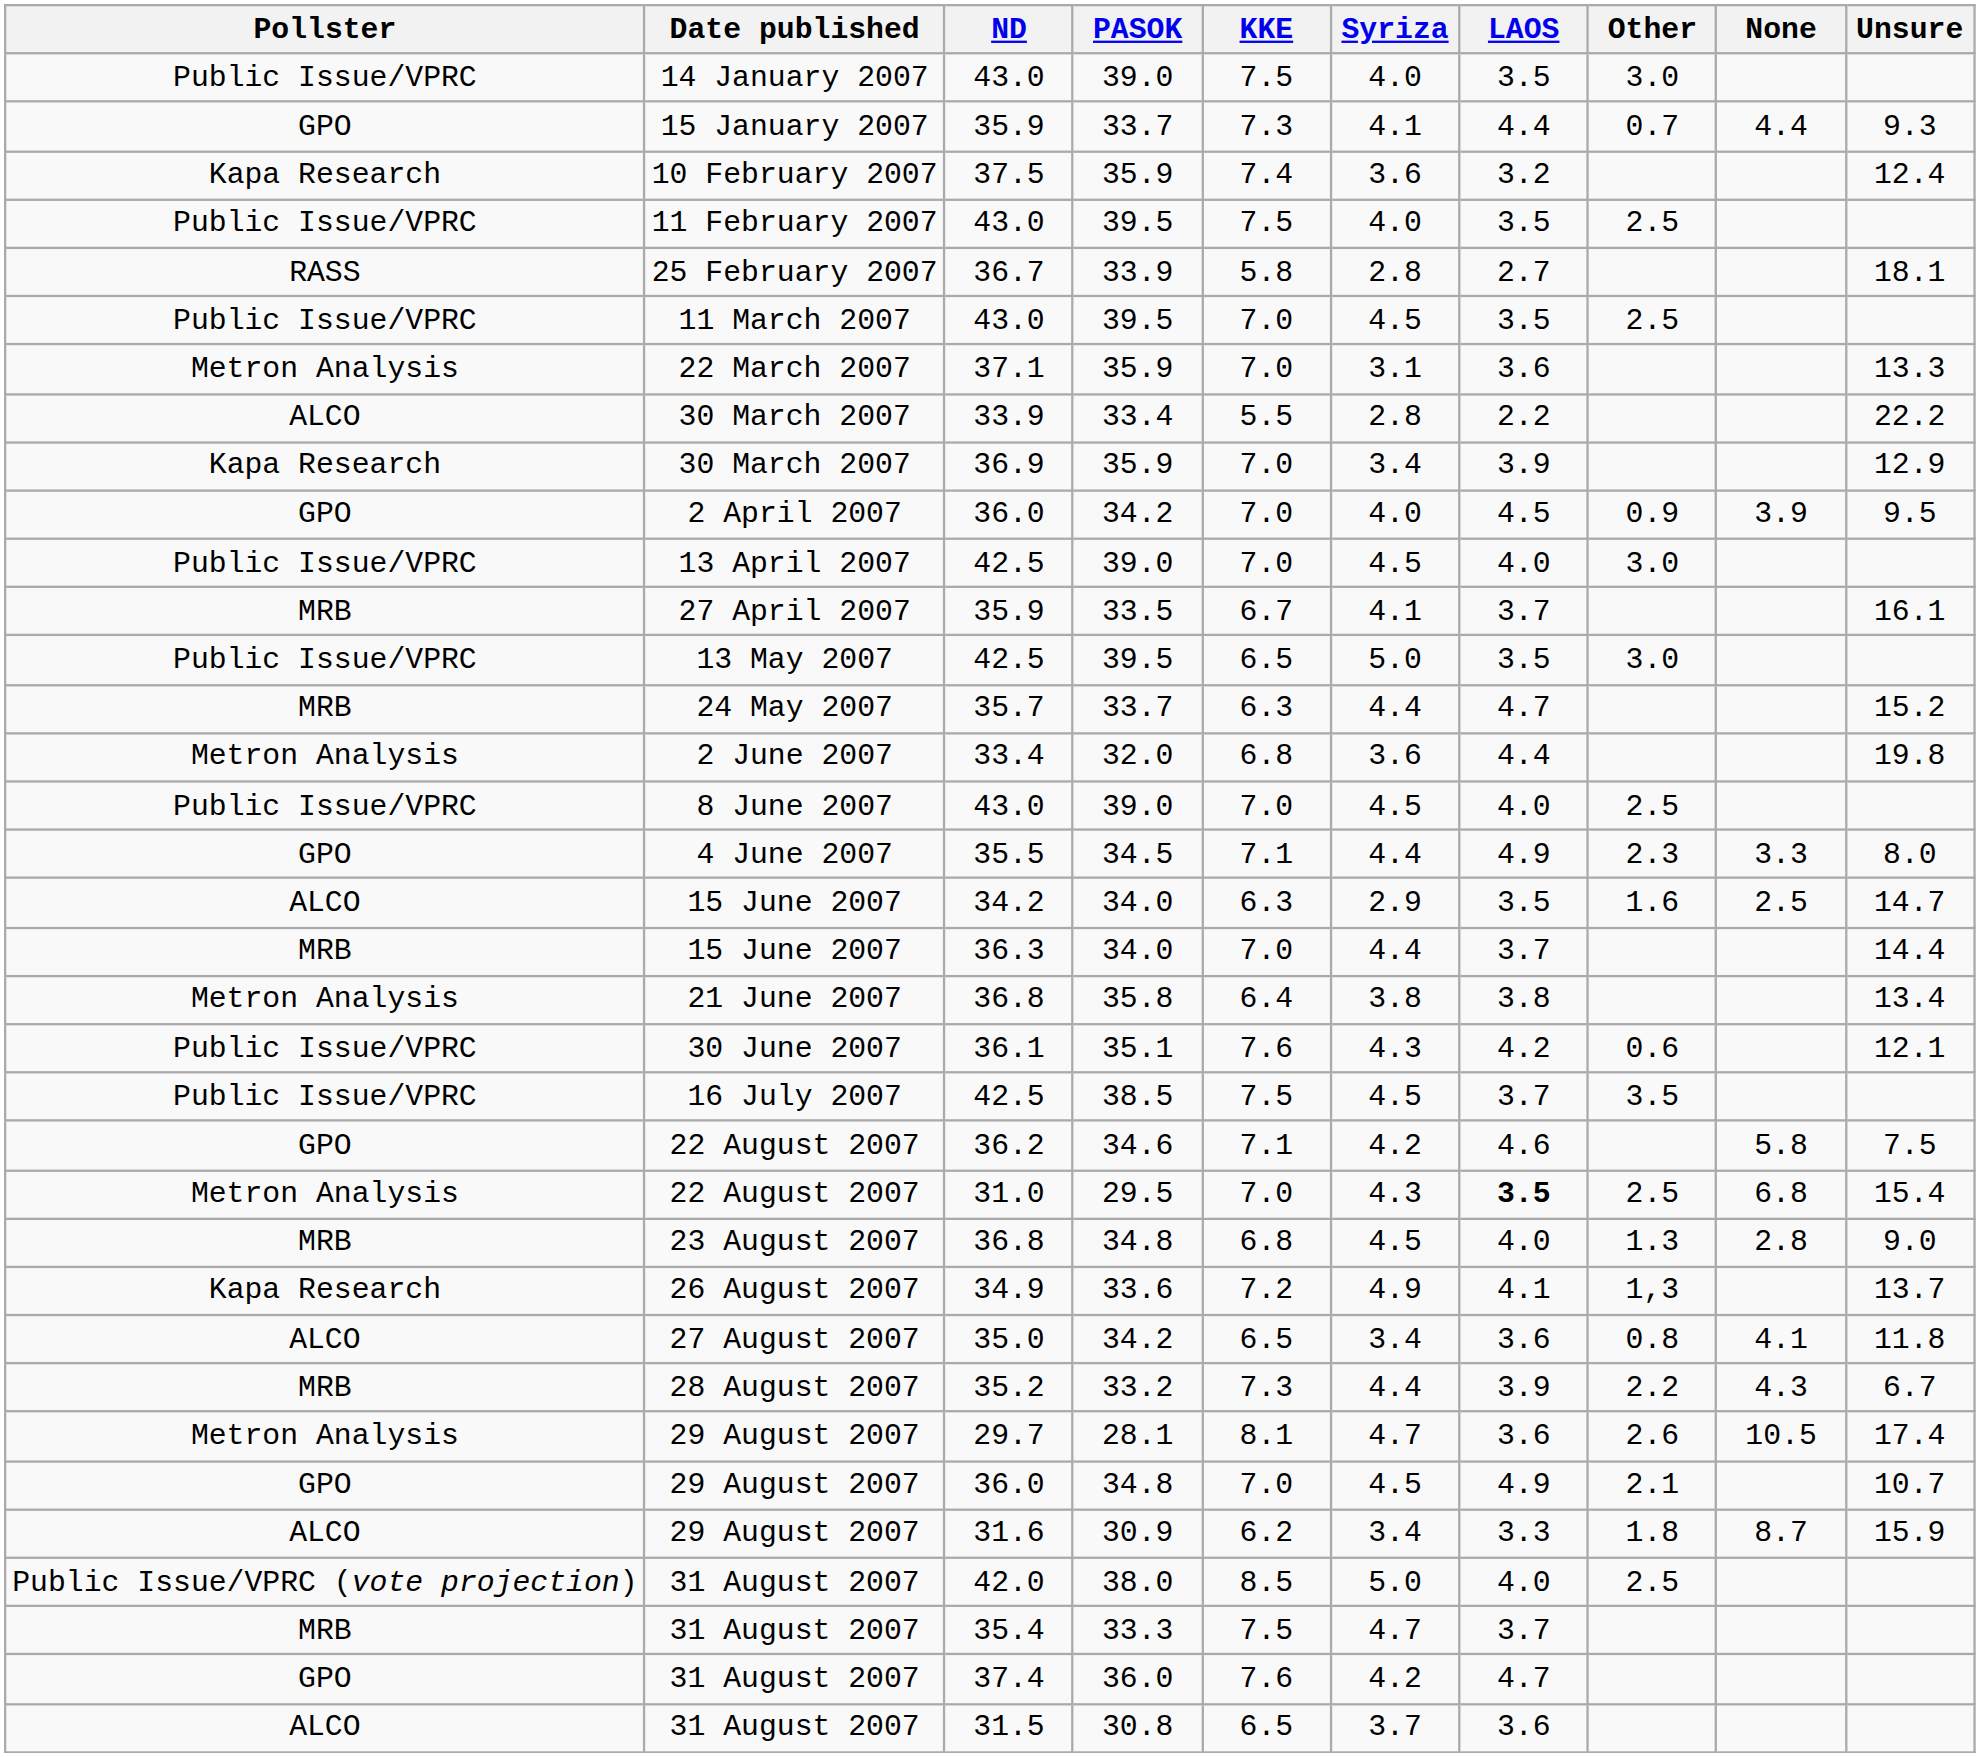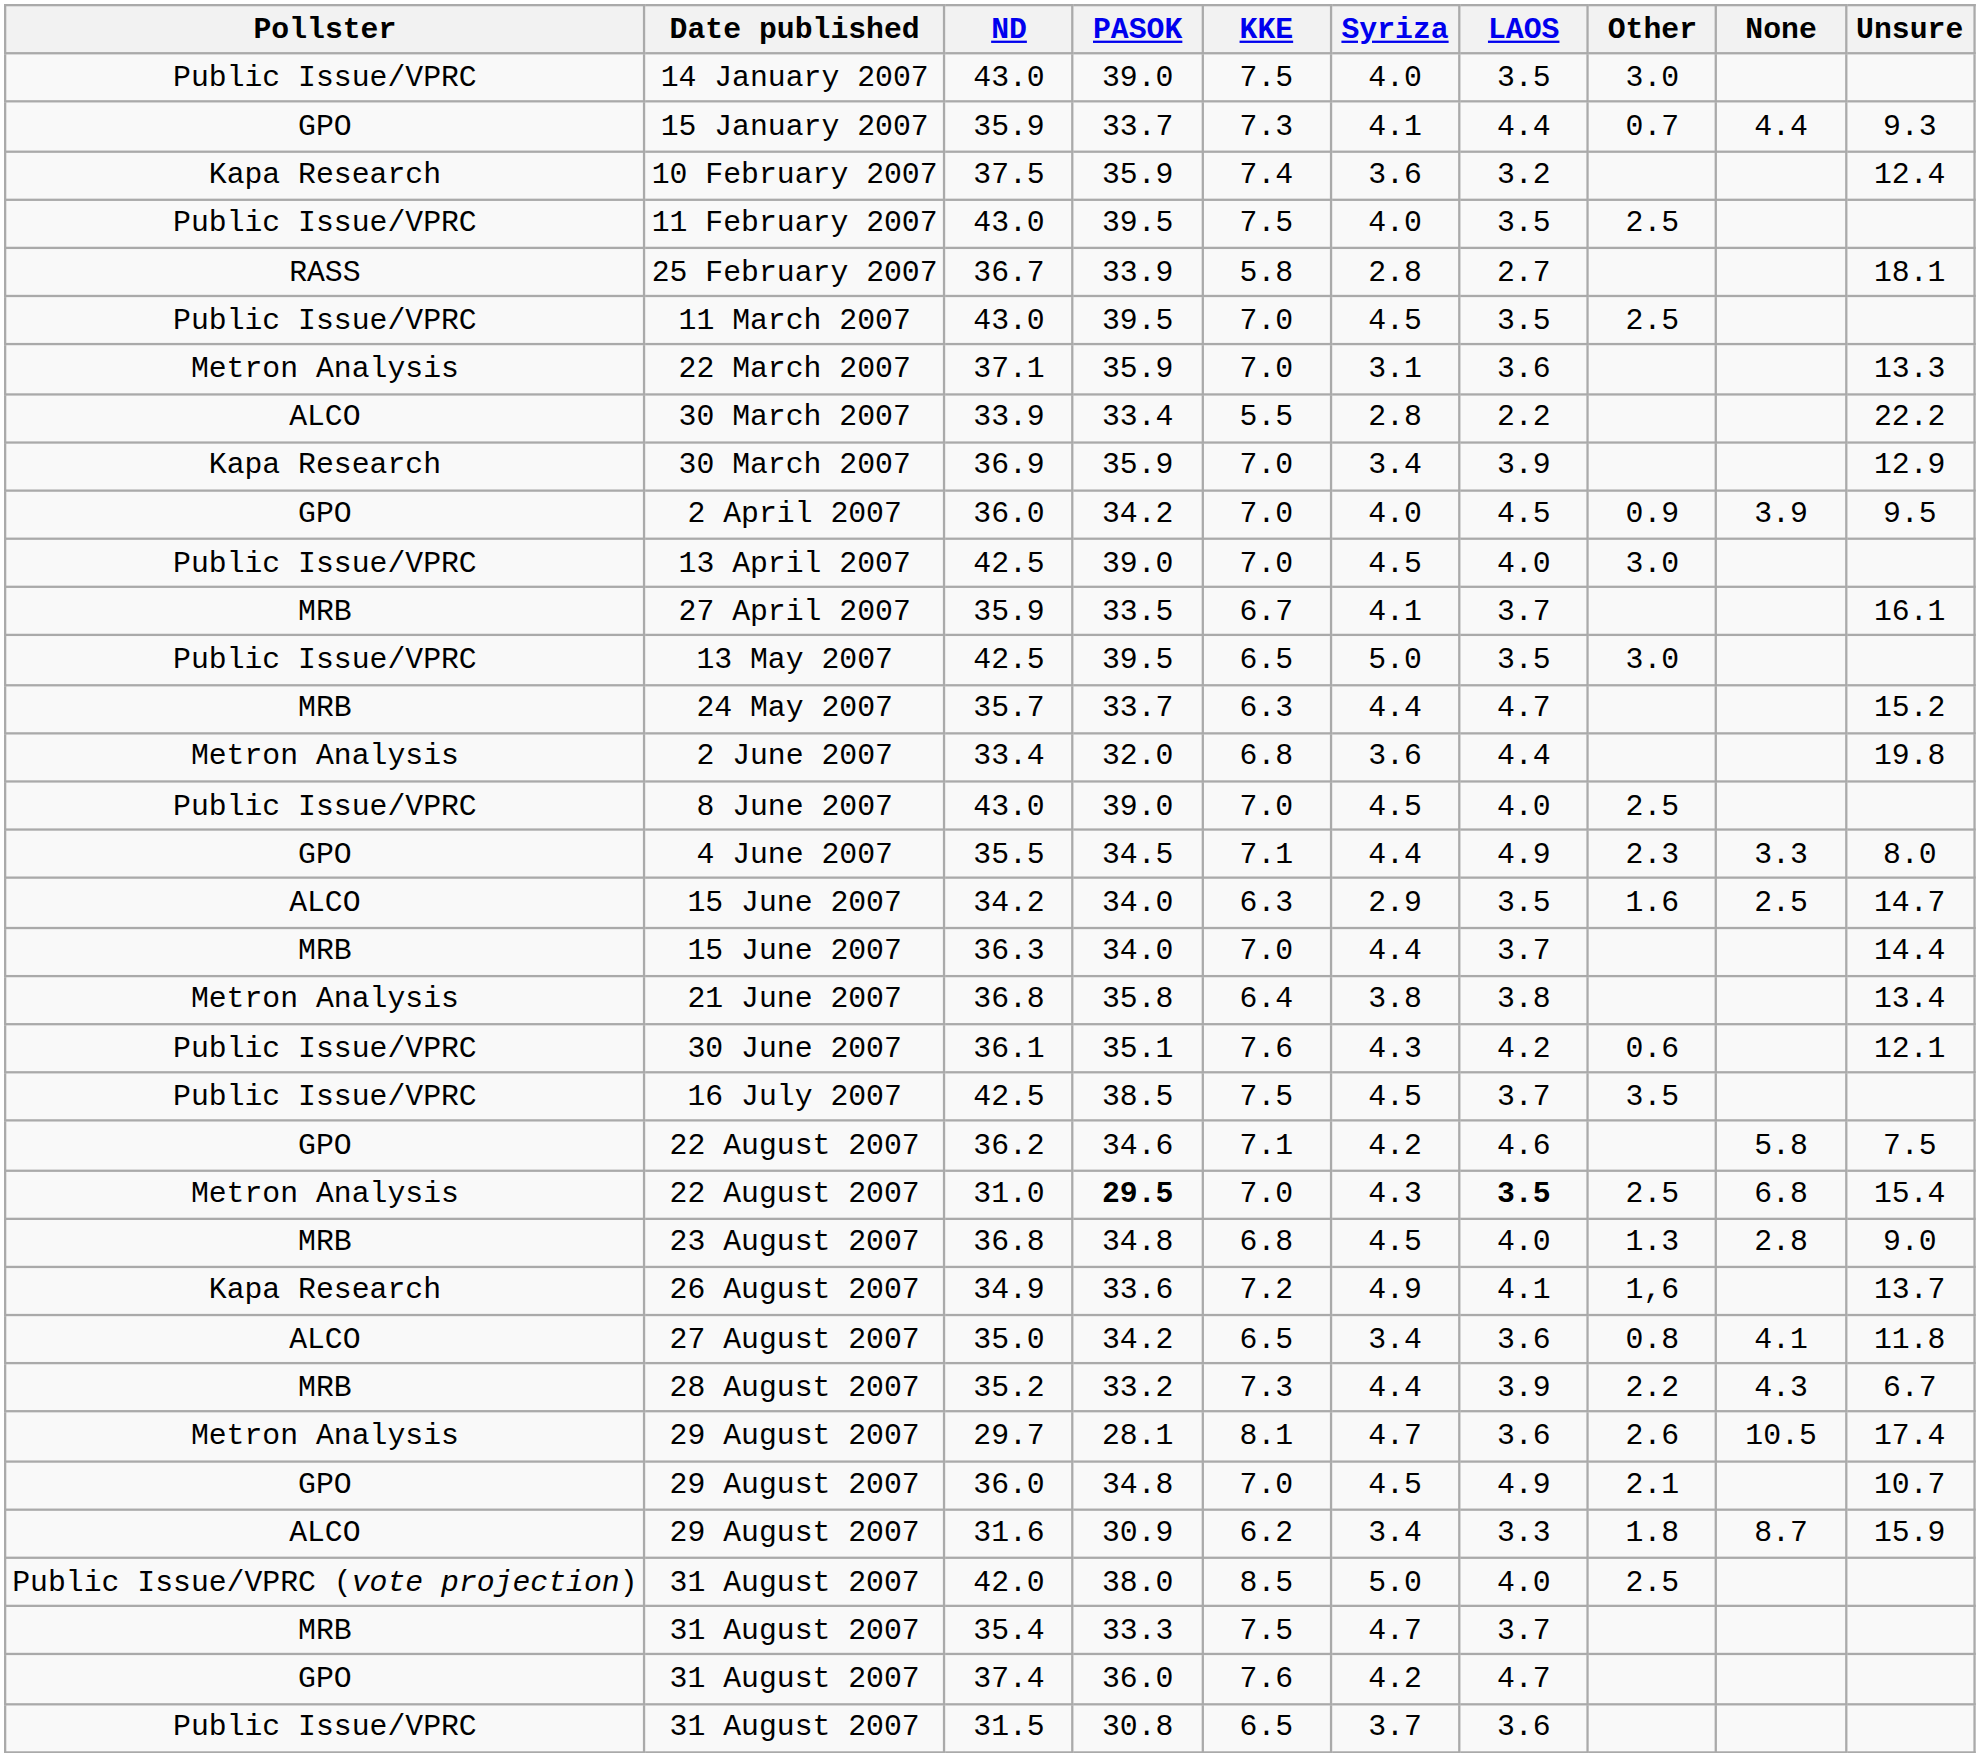(1138, 1194) normal -> (1138, 1194) bold
(1652, 1291) 1,3 -> (1652, 1291) 1,6
(325, 1728) ALCO -> (325, 1728) Public Issue/VPRC
